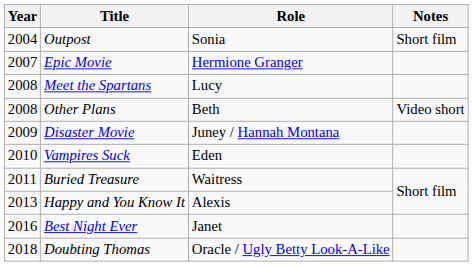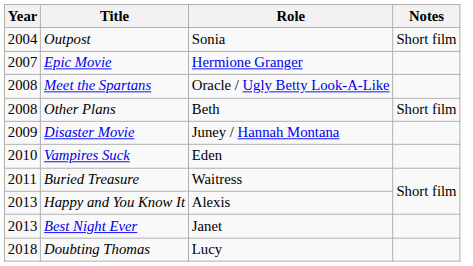(207, 86) Lucy -> (291, 86) Oracle / Ugly Betty Look-A-Like
(431, 109) Video short -> (426, 109) Short film
(23, 226) 2016 -> (23, 226) 2013
(291, 249) Oracle / Ugly Betty Look-A-Like -> (207, 249) Lucy
